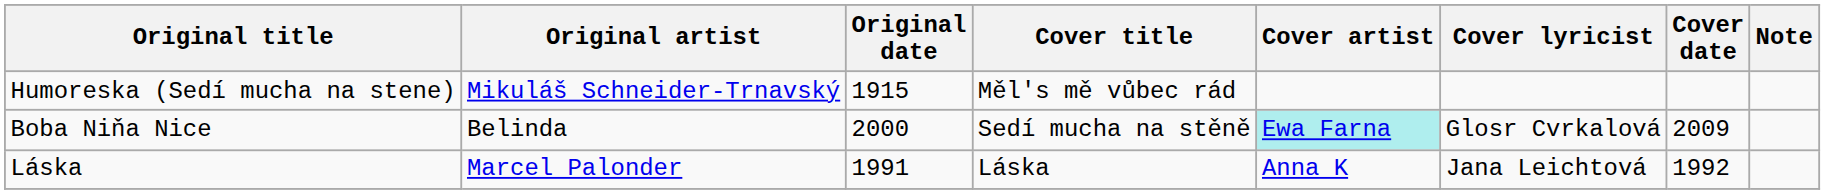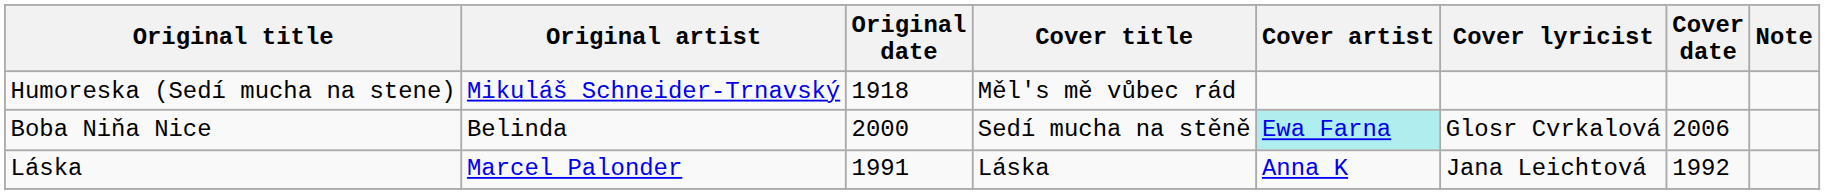(880, 91) 1915 -> (880, 91) 1918
(1701, 130) 2009 -> (1701, 130) 2006
